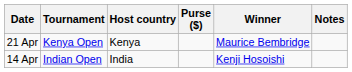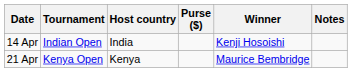rows swapped: (22, 59) <-> (22, 42)
